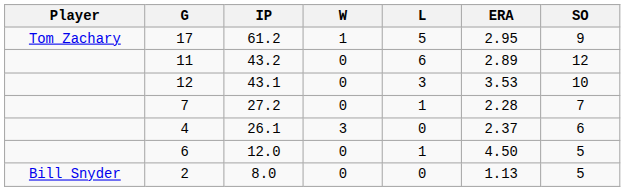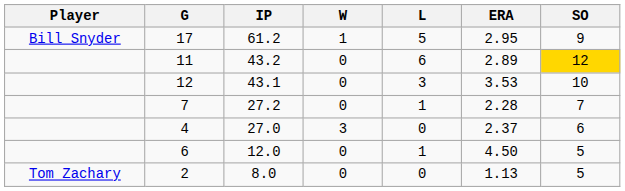(75, 39) Tom Zachary -> (75, 39) Bill Snyder
(580, 61) no background -> (580, 61) gold background
(264, 129) 26.1 -> (264, 129) 27.0
(75, 175) Bill Snyder -> (75, 175) Tom Zachary
